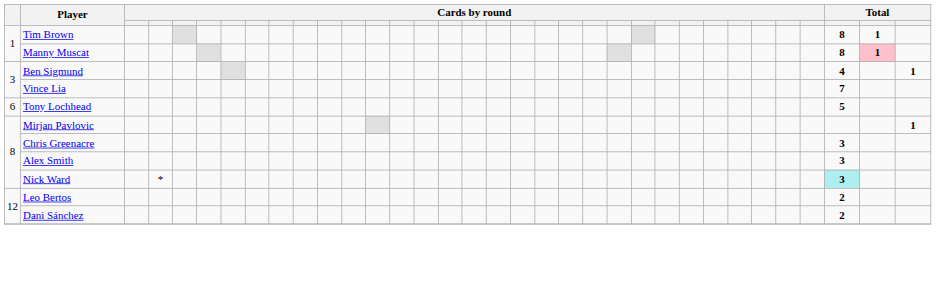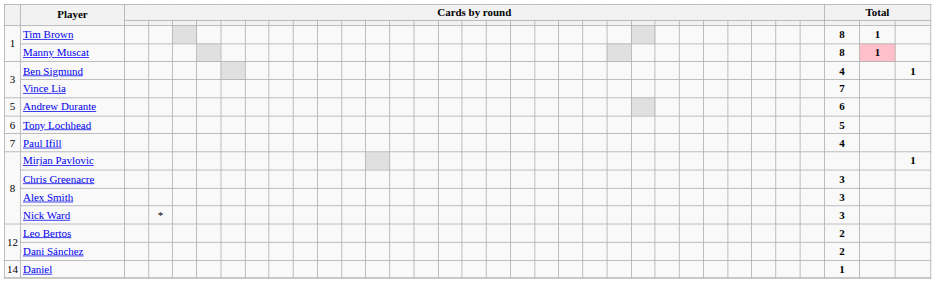+ row: (60, 107)
+ row: (42, 143)
(842, 179) paleturquoise background -> (842, 215) no background
+ row: (38, 269)
